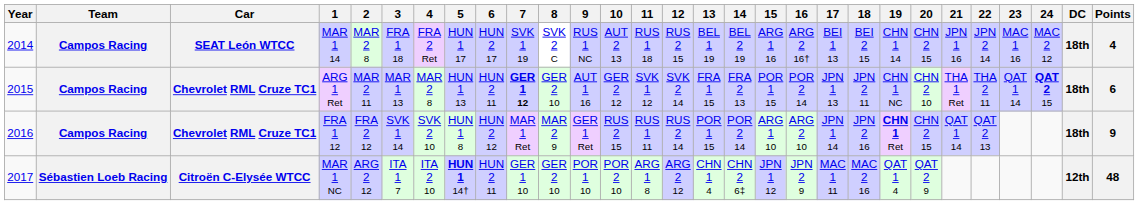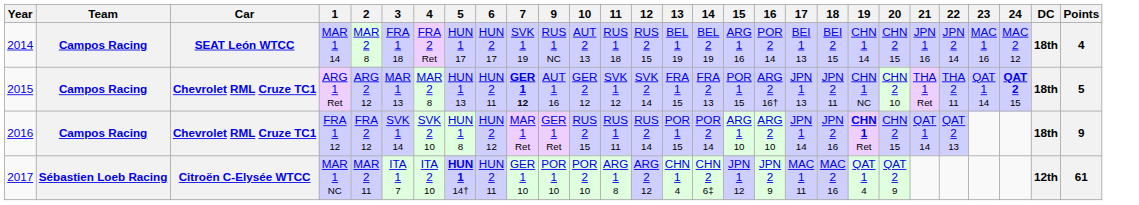- column: (554, 13)
(802, 44) ARG 2 16† -> (770, 44) POR 2 14
(366, 88) MAR 2 11 -> (366, 88) ARG 2 12
(802, 88) POR 2 14 -> (770, 88) ARG 2 16†
(1113, 89) 6 -> (1081, 89) 5
(366, 177) ARG 2 12 -> (366, 177) MAR 2 11
(1113, 177) 48 -> (1081, 177) 61
